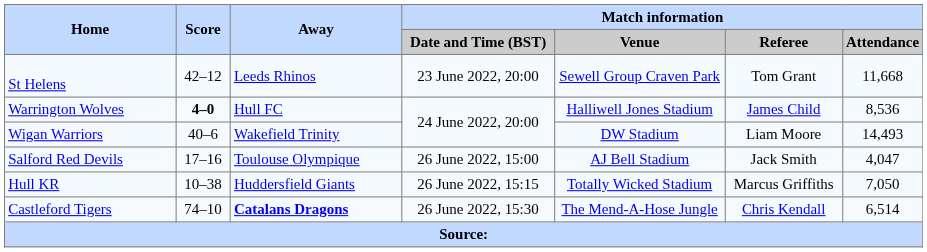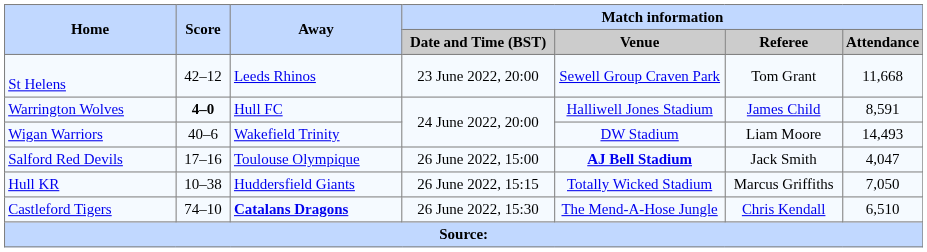(883, 109) 8,536 -> (883, 109) 8,591
(640, 159) normal -> (640, 159) bold
(883, 209) 6,514 -> (883, 209) 6,510
